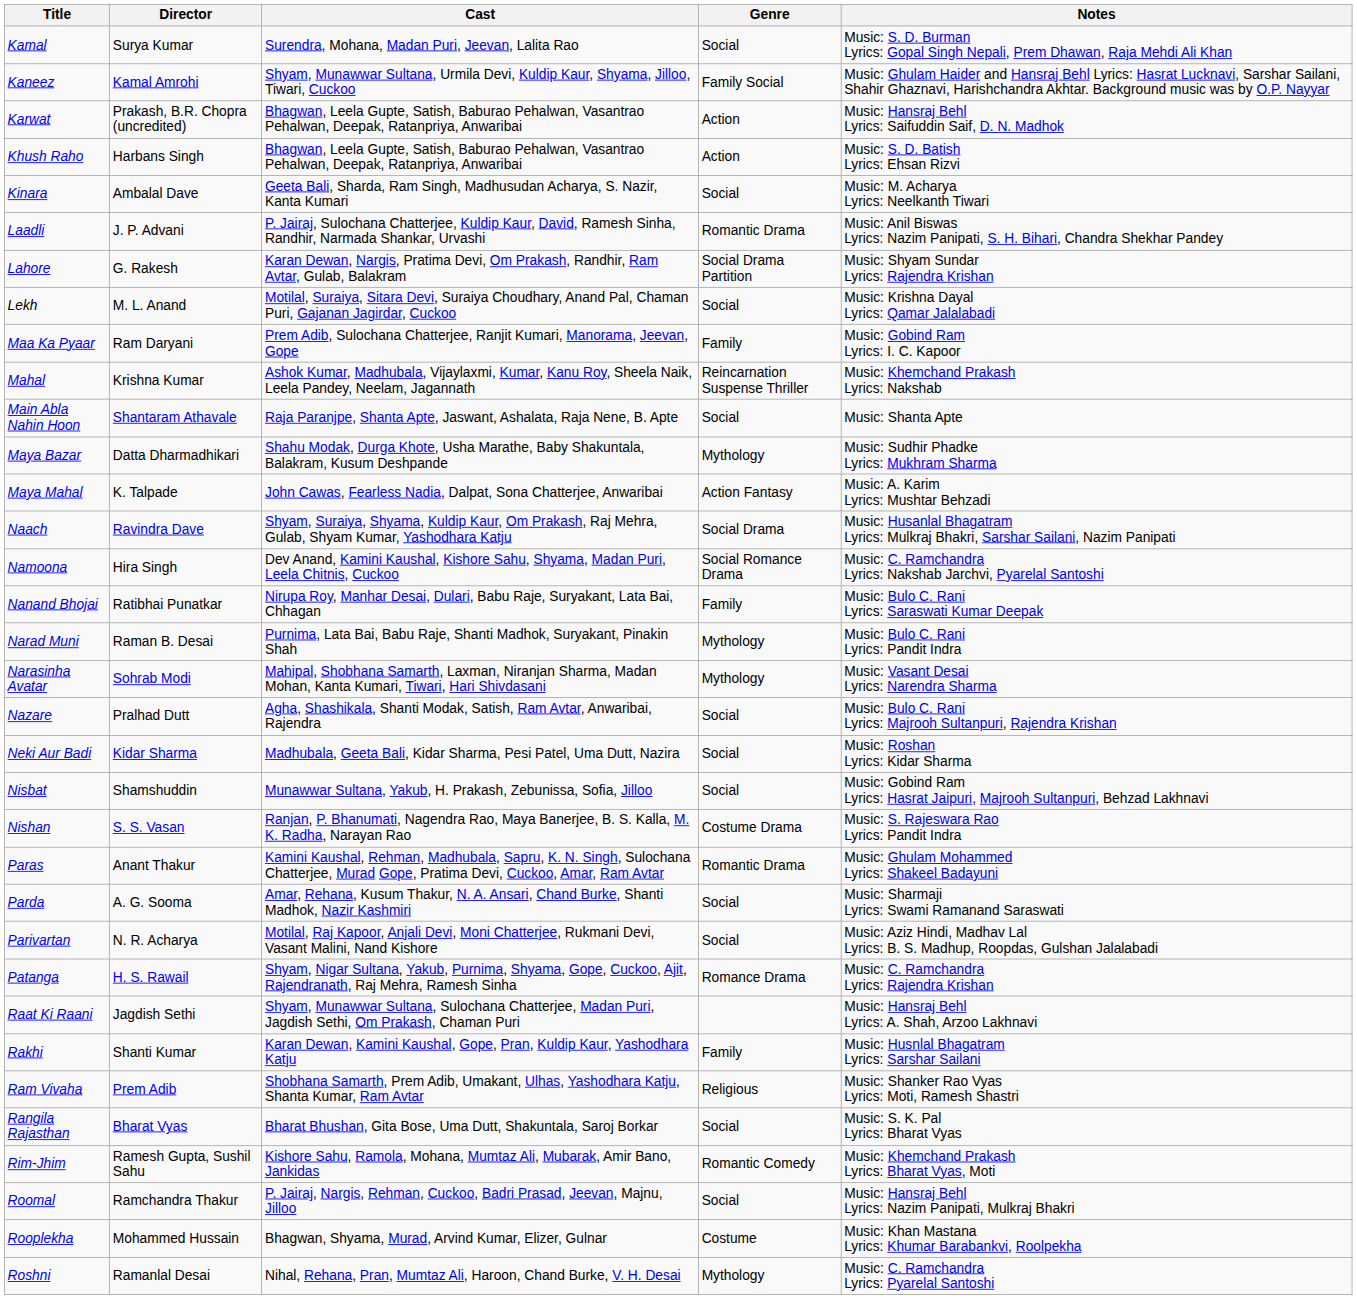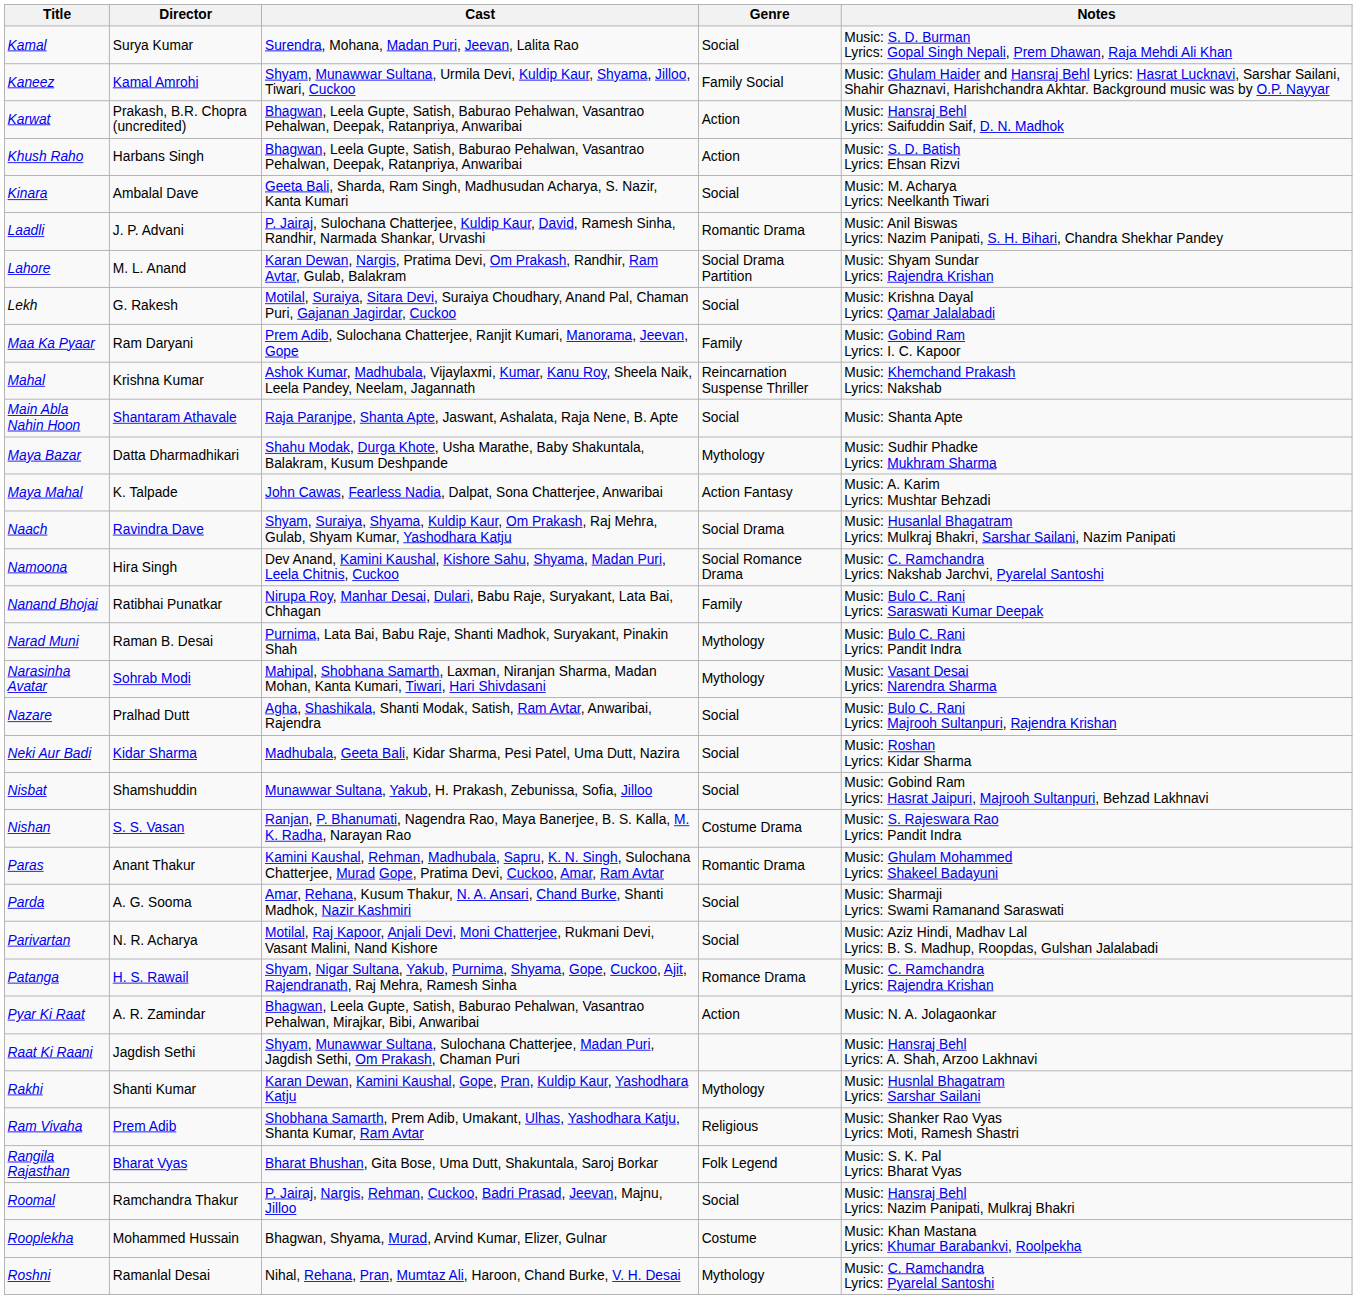(145, 268) G. Rakesh -> (150, 268) M. L. Anand
(150, 306) M. L. Anand -> (145, 306) G. Rakesh
+ row: (46, 1014)
(722, 1052) Family -> (733, 1089) Mythology
(720, 1126) Social -> (740, 1164) Folk Legend
- row: (37, 1164)
